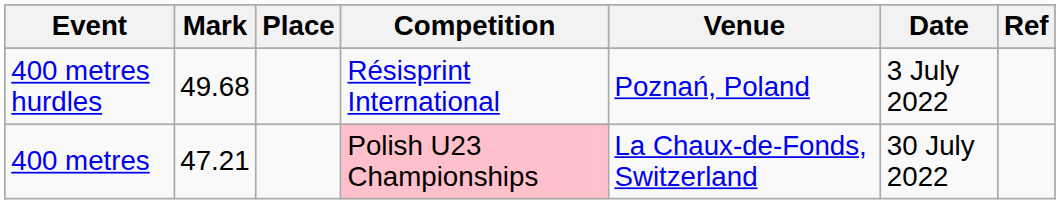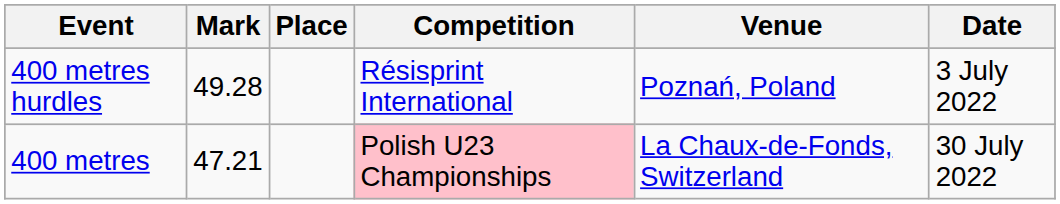- column: (1026, 26)
(215, 85) 49.68 -> (228, 85) 49.28
